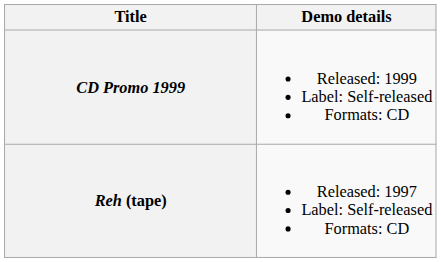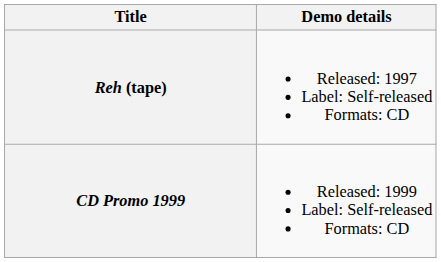rows swapped: (131, 200) <-> (131, 87)
